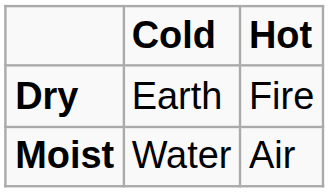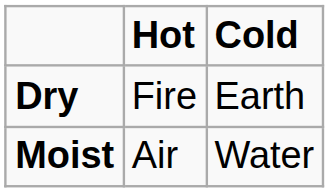columns swapped: (281, 35) <-> (174, 35)
